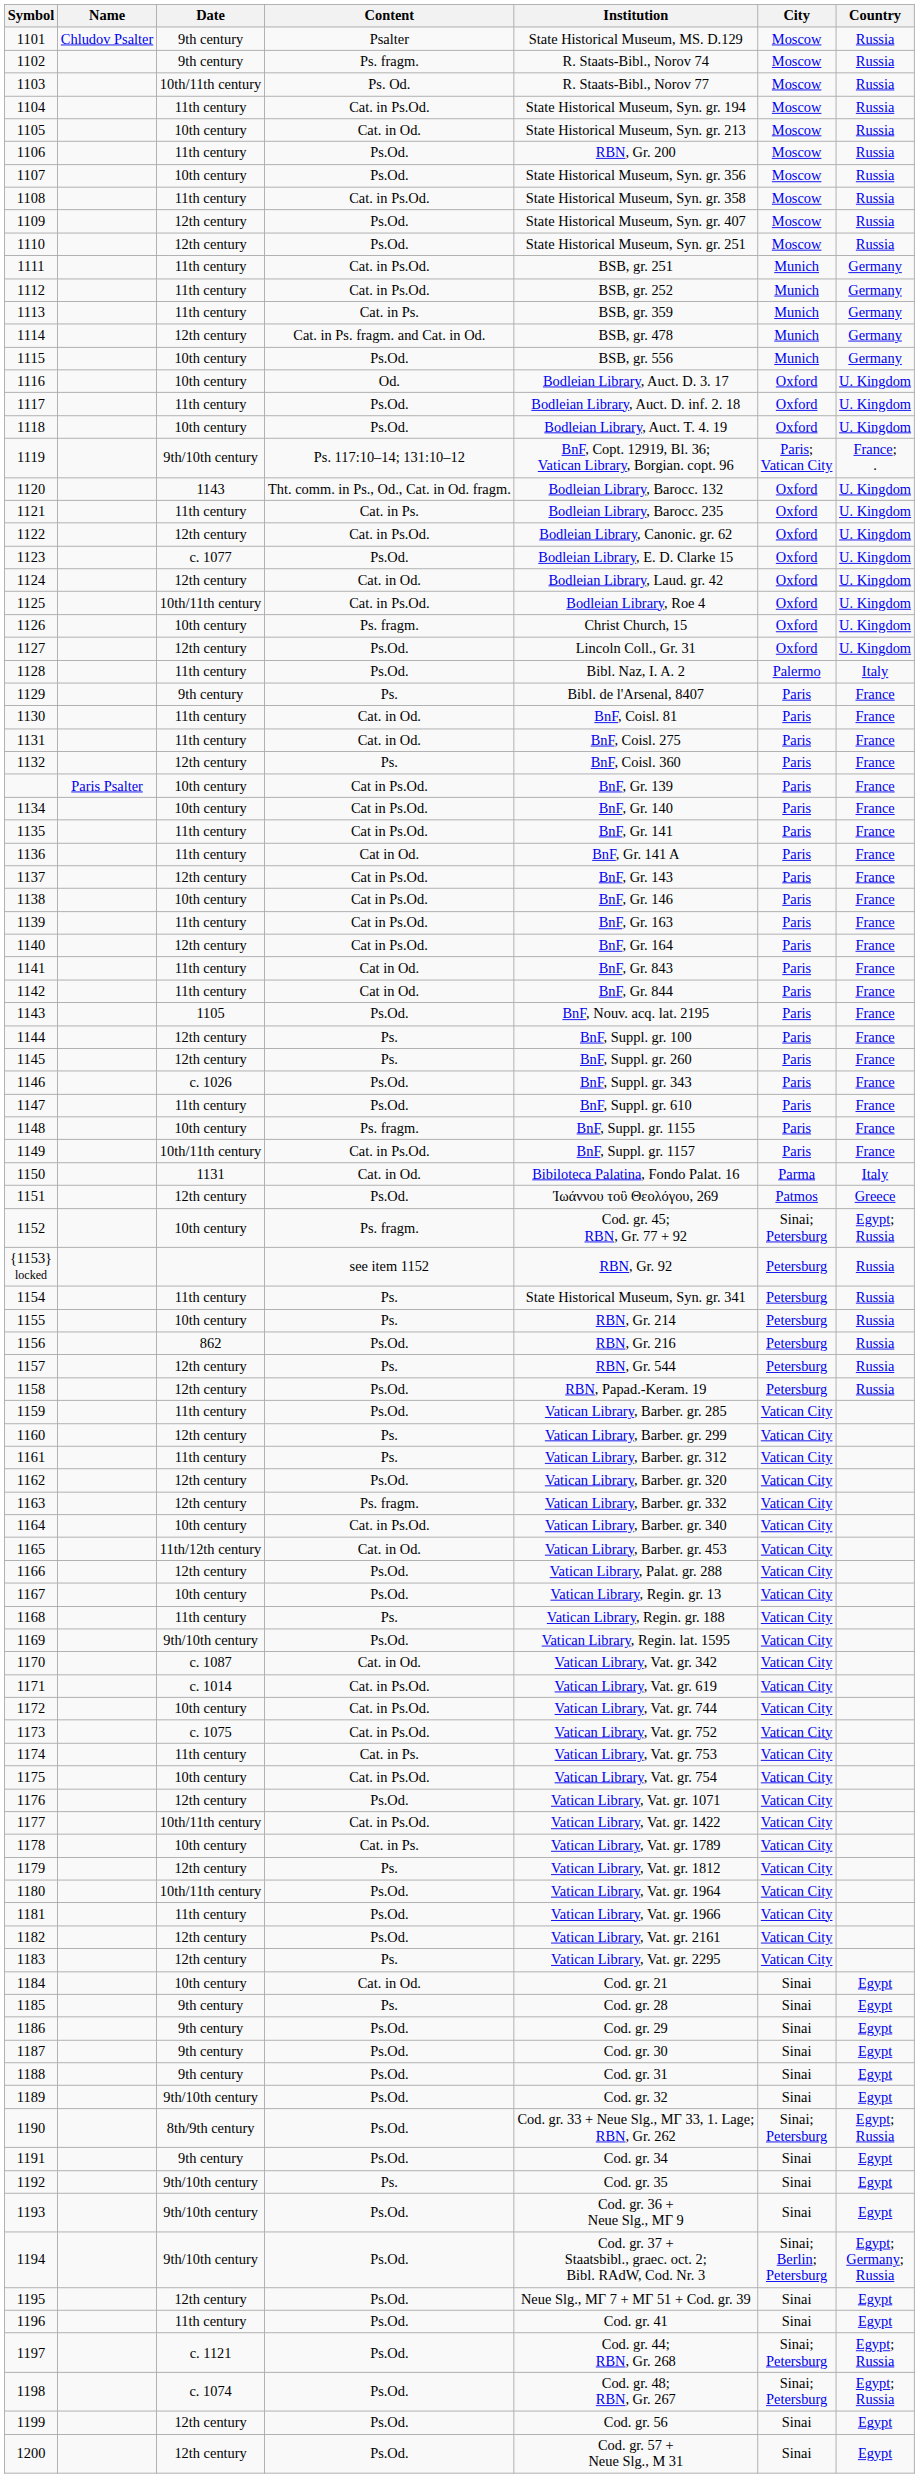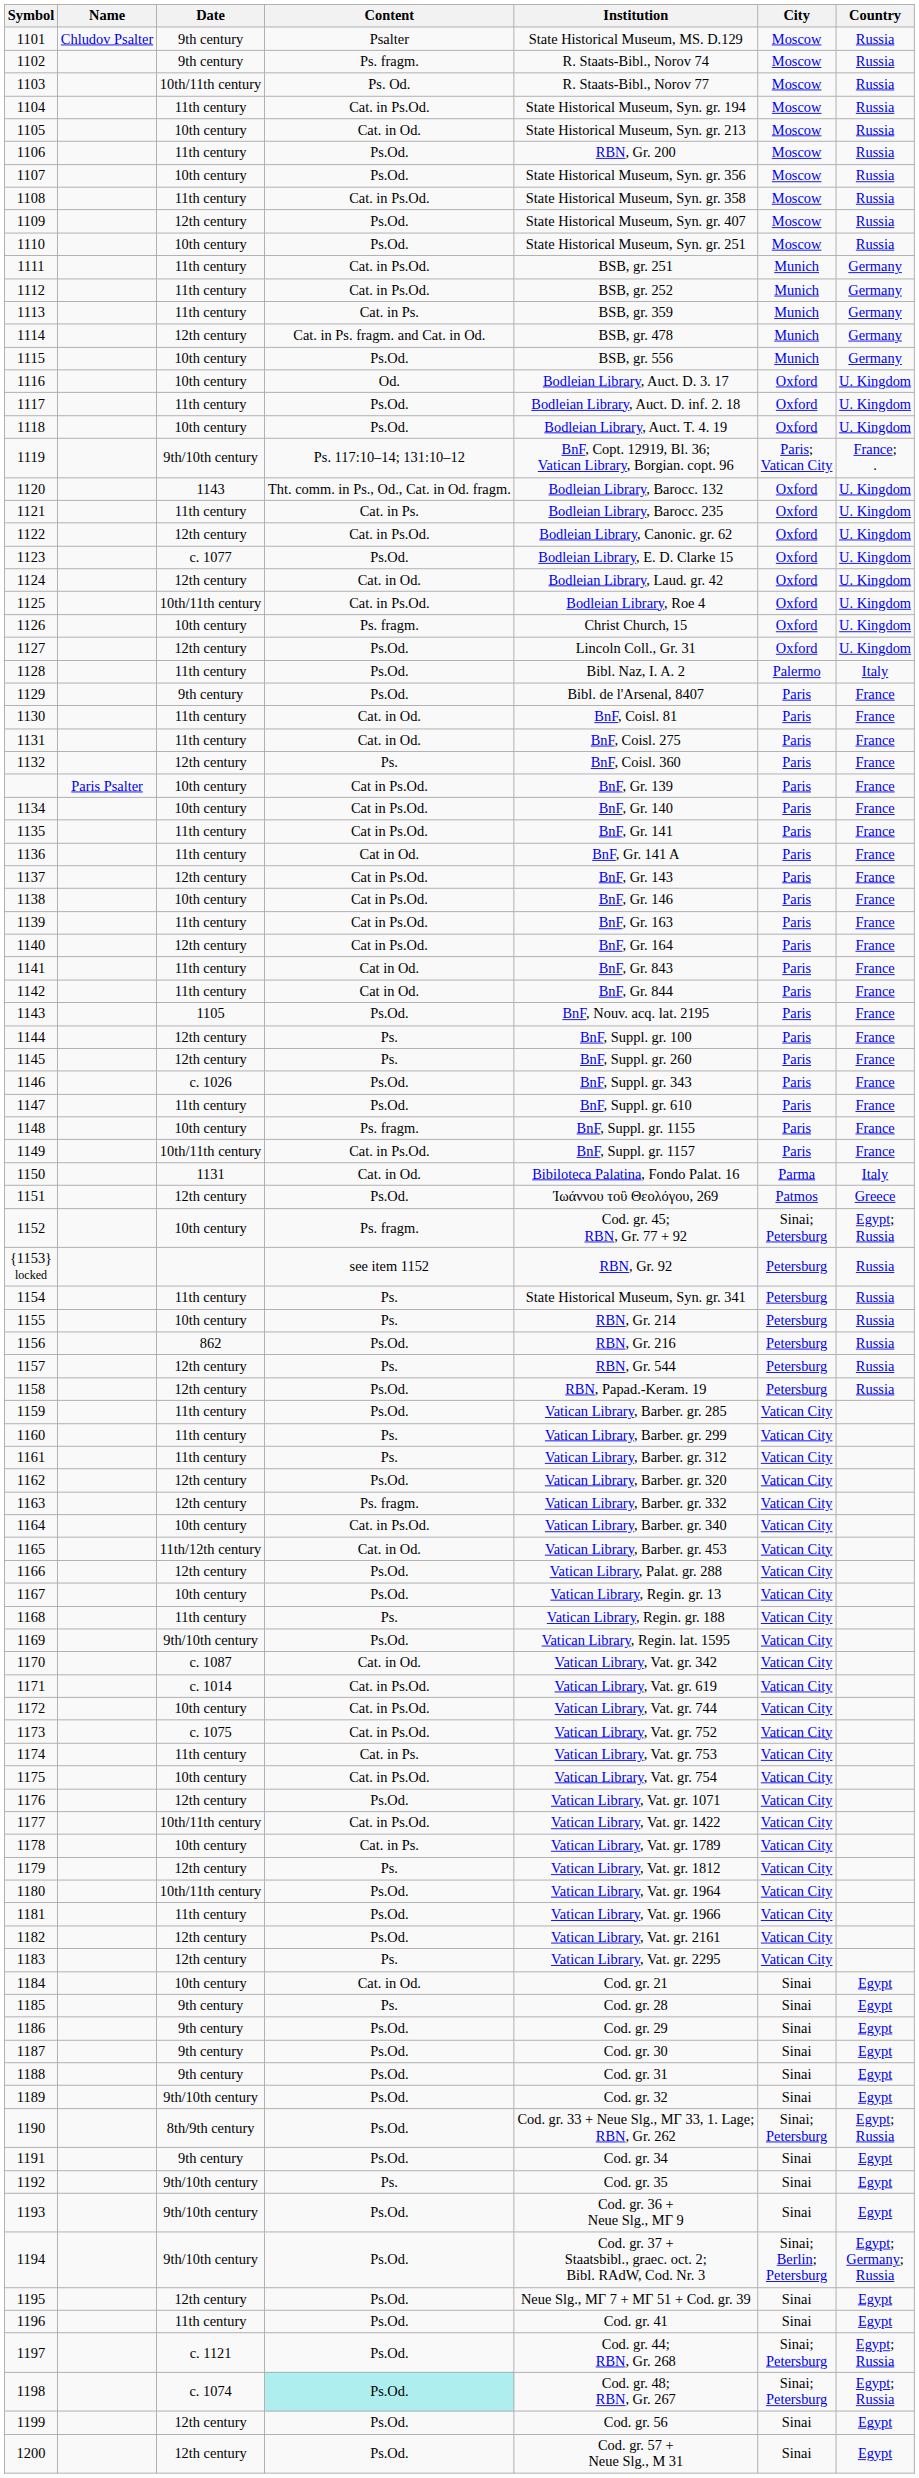(211, 244) 12th century -> (211, 244) 10th century
(389, 694) Ps. -> (389, 694) Ps.Od.
(211, 1434) 12th century -> (211, 1434) 11th century
(389, 2391) no background -> (389, 2391) paleturquoise background
